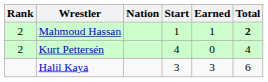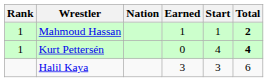columns swapped: (177, 13) <-> (212, 13)
(20, 31) 2 -> (20, 31) 1
(20, 49) 2 -> (20, 49) 1
(248, 49) normal -> (248, 49) bold
